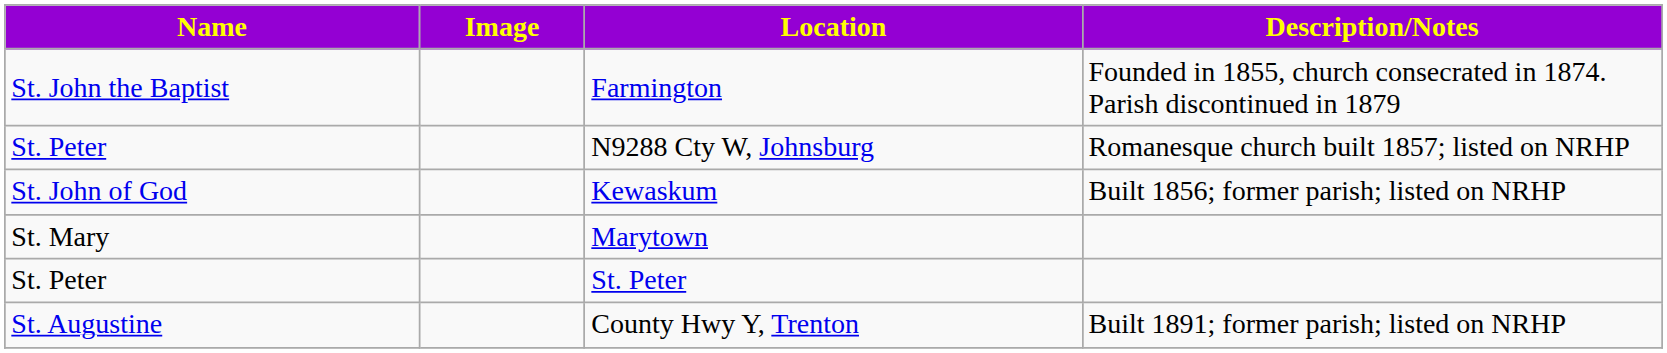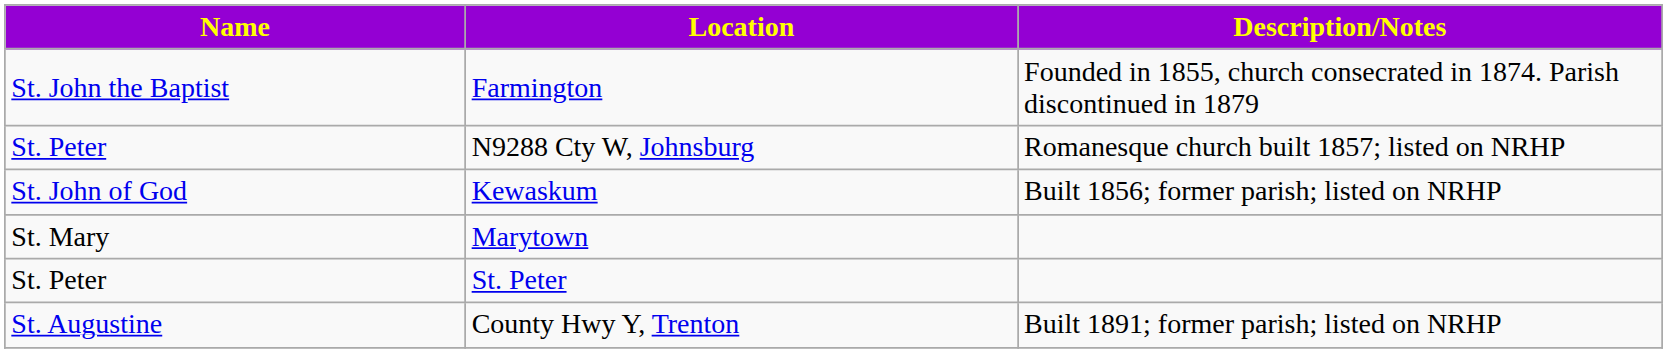- column: (502, 26)
